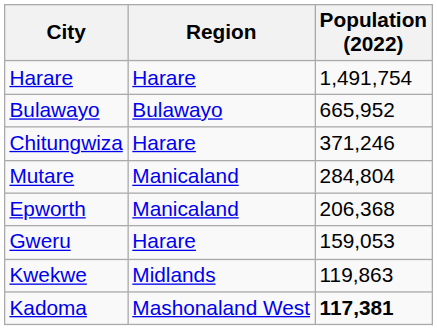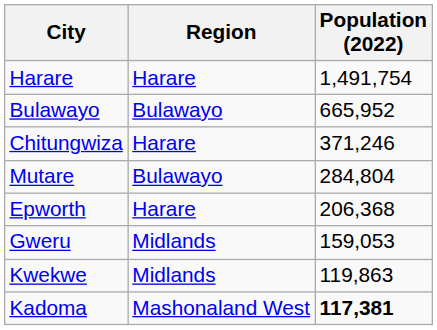(186, 176) Manicaland -> (177, 176) Bulawayo
(186, 209) Manicaland -> (164, 209) Harare
(164, 242) Harare -> (174, 242) Midlands
